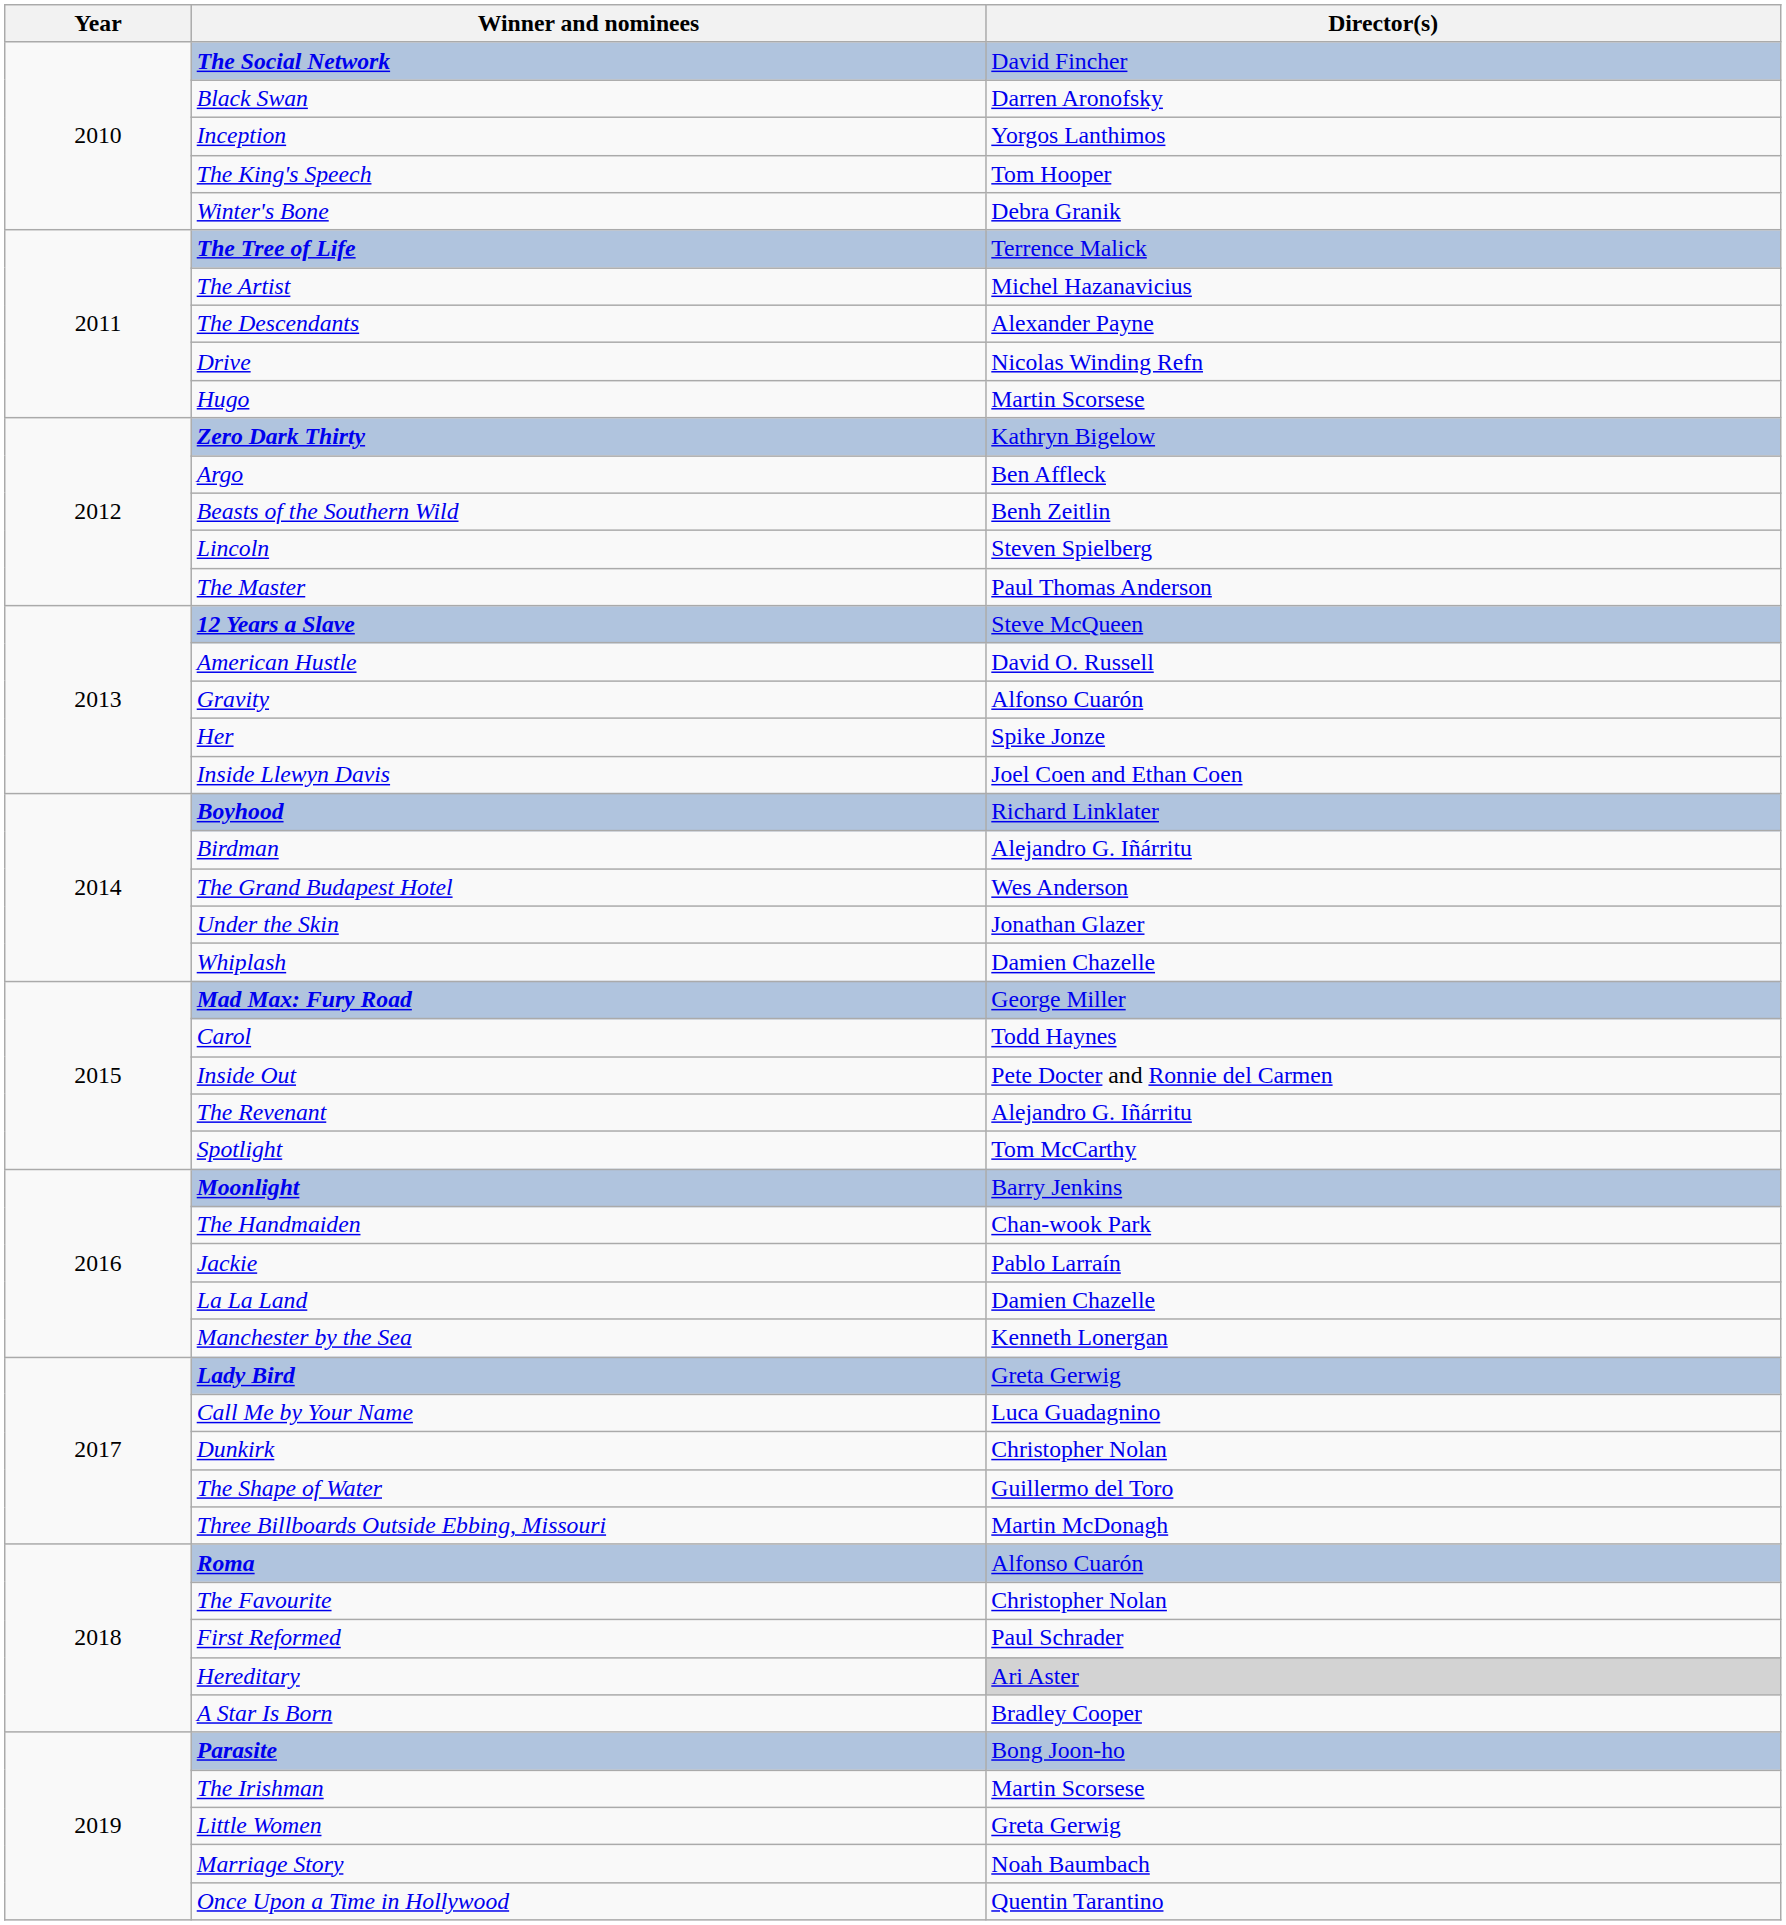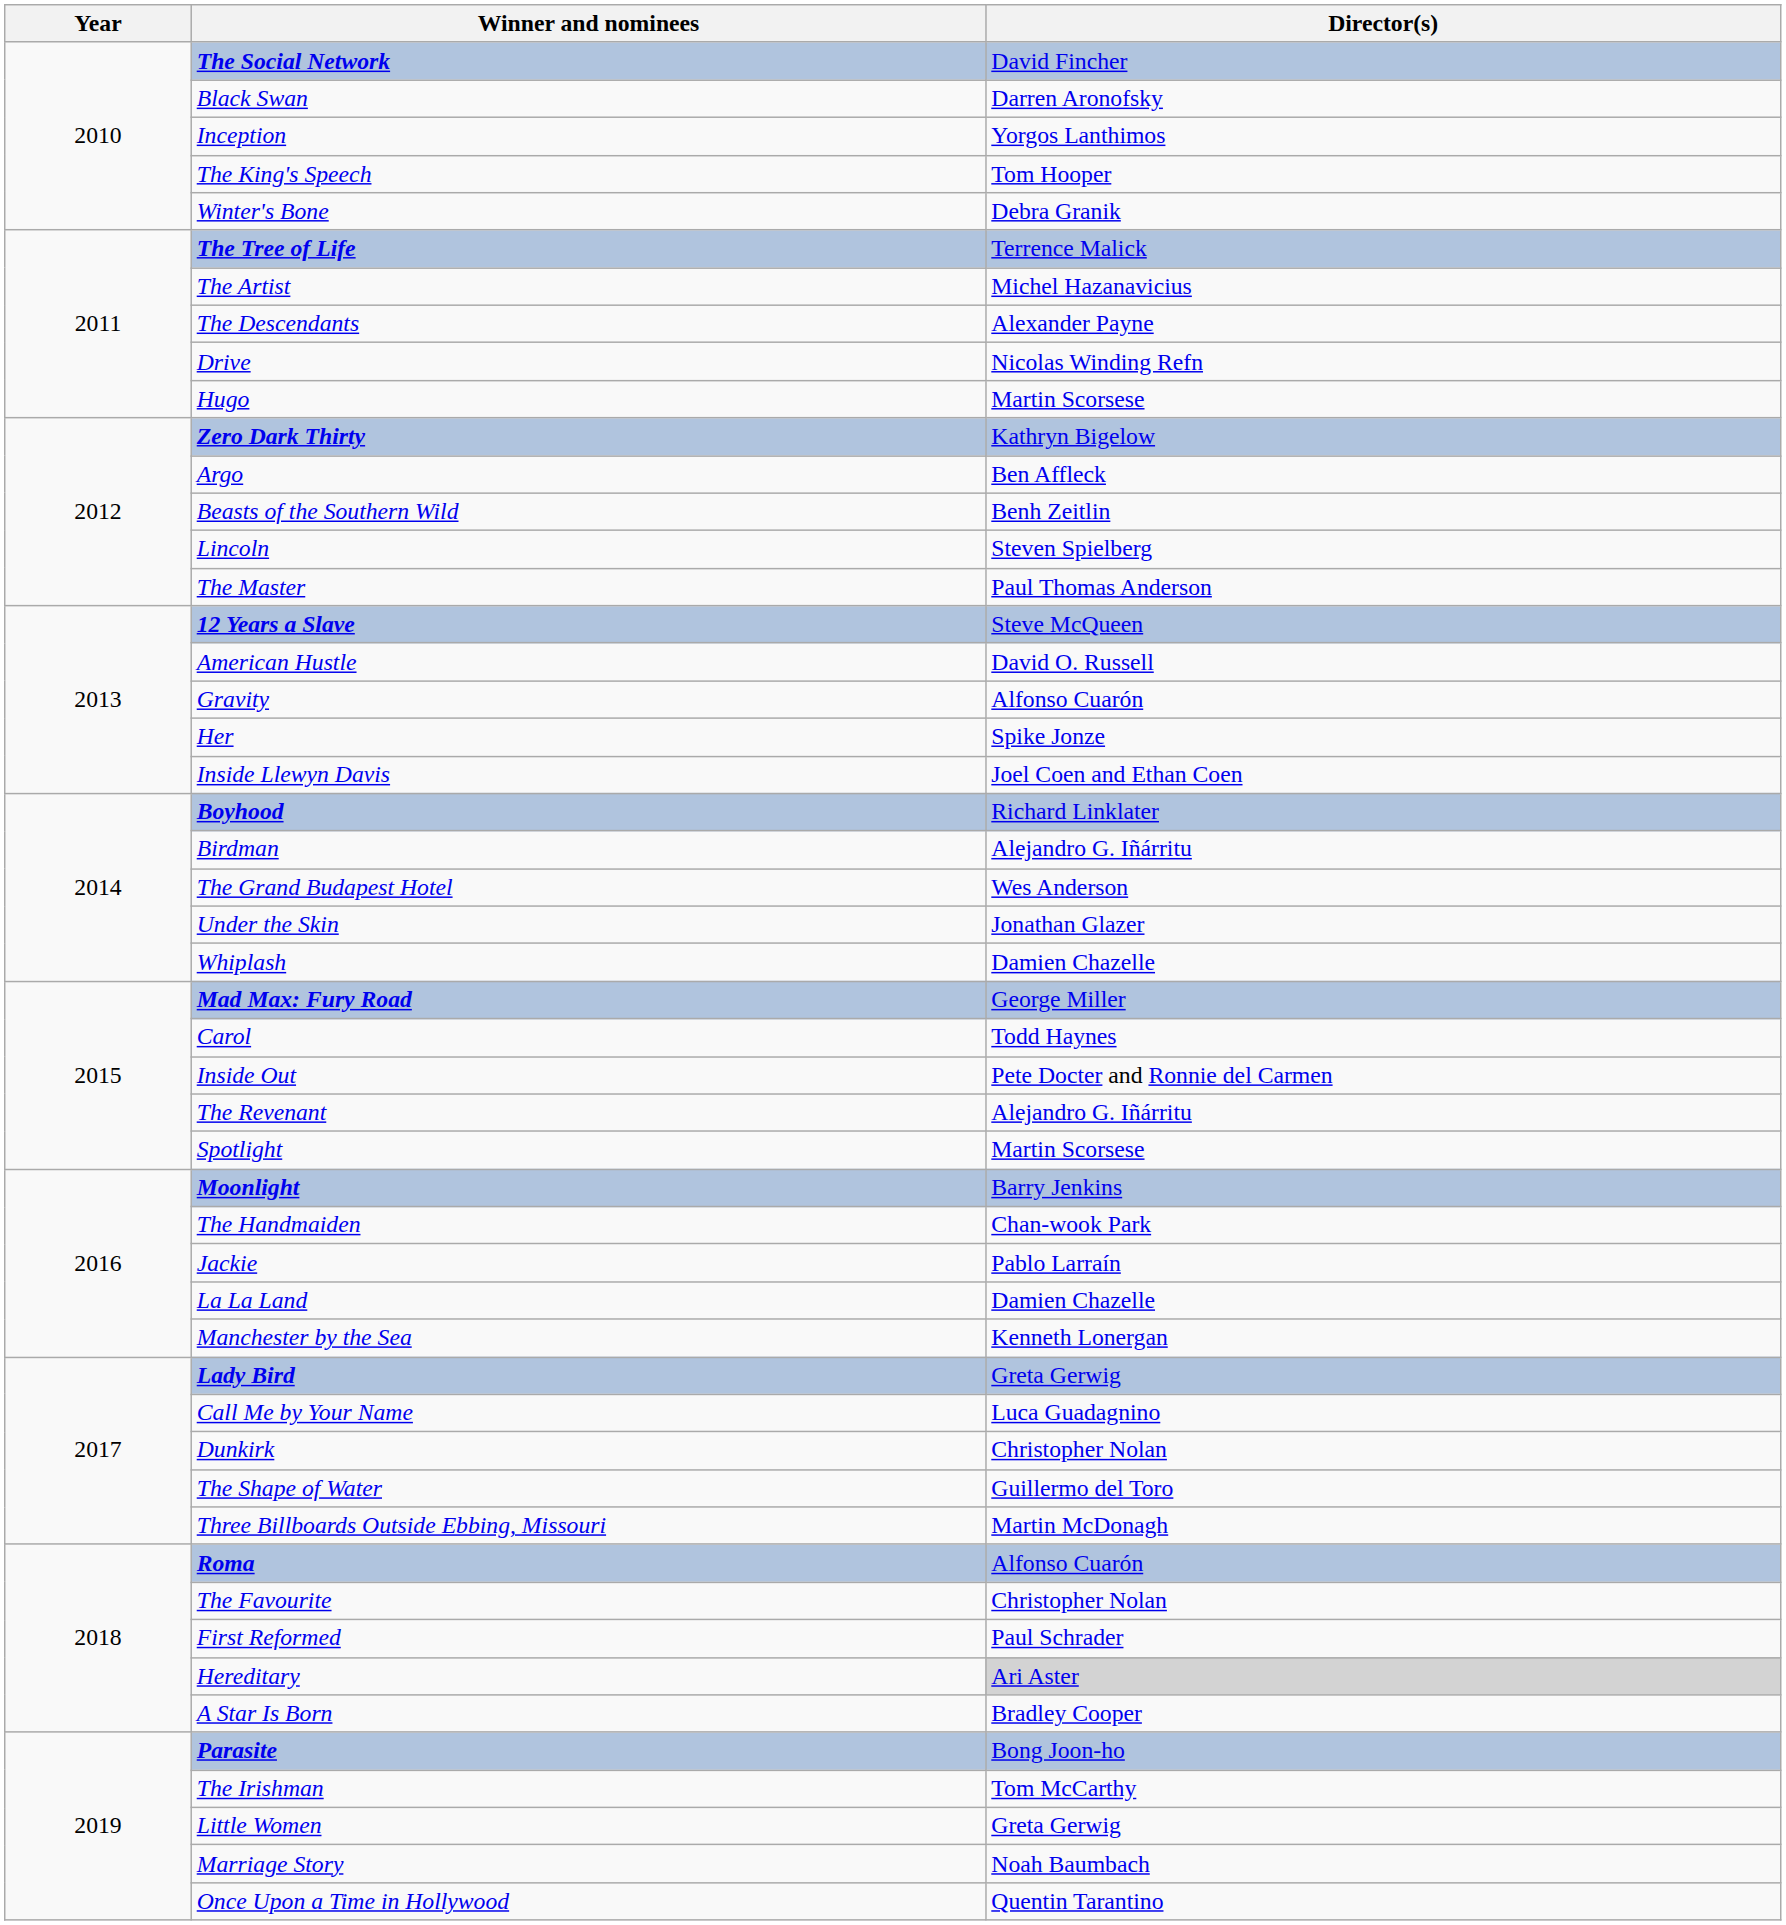(1064, 1149) Tom McCarthy -> (1068, 1149) Martin Scorsese
(1068, 1788) Martin Scorsese -> (1064, 1788) Tom McCarthy
